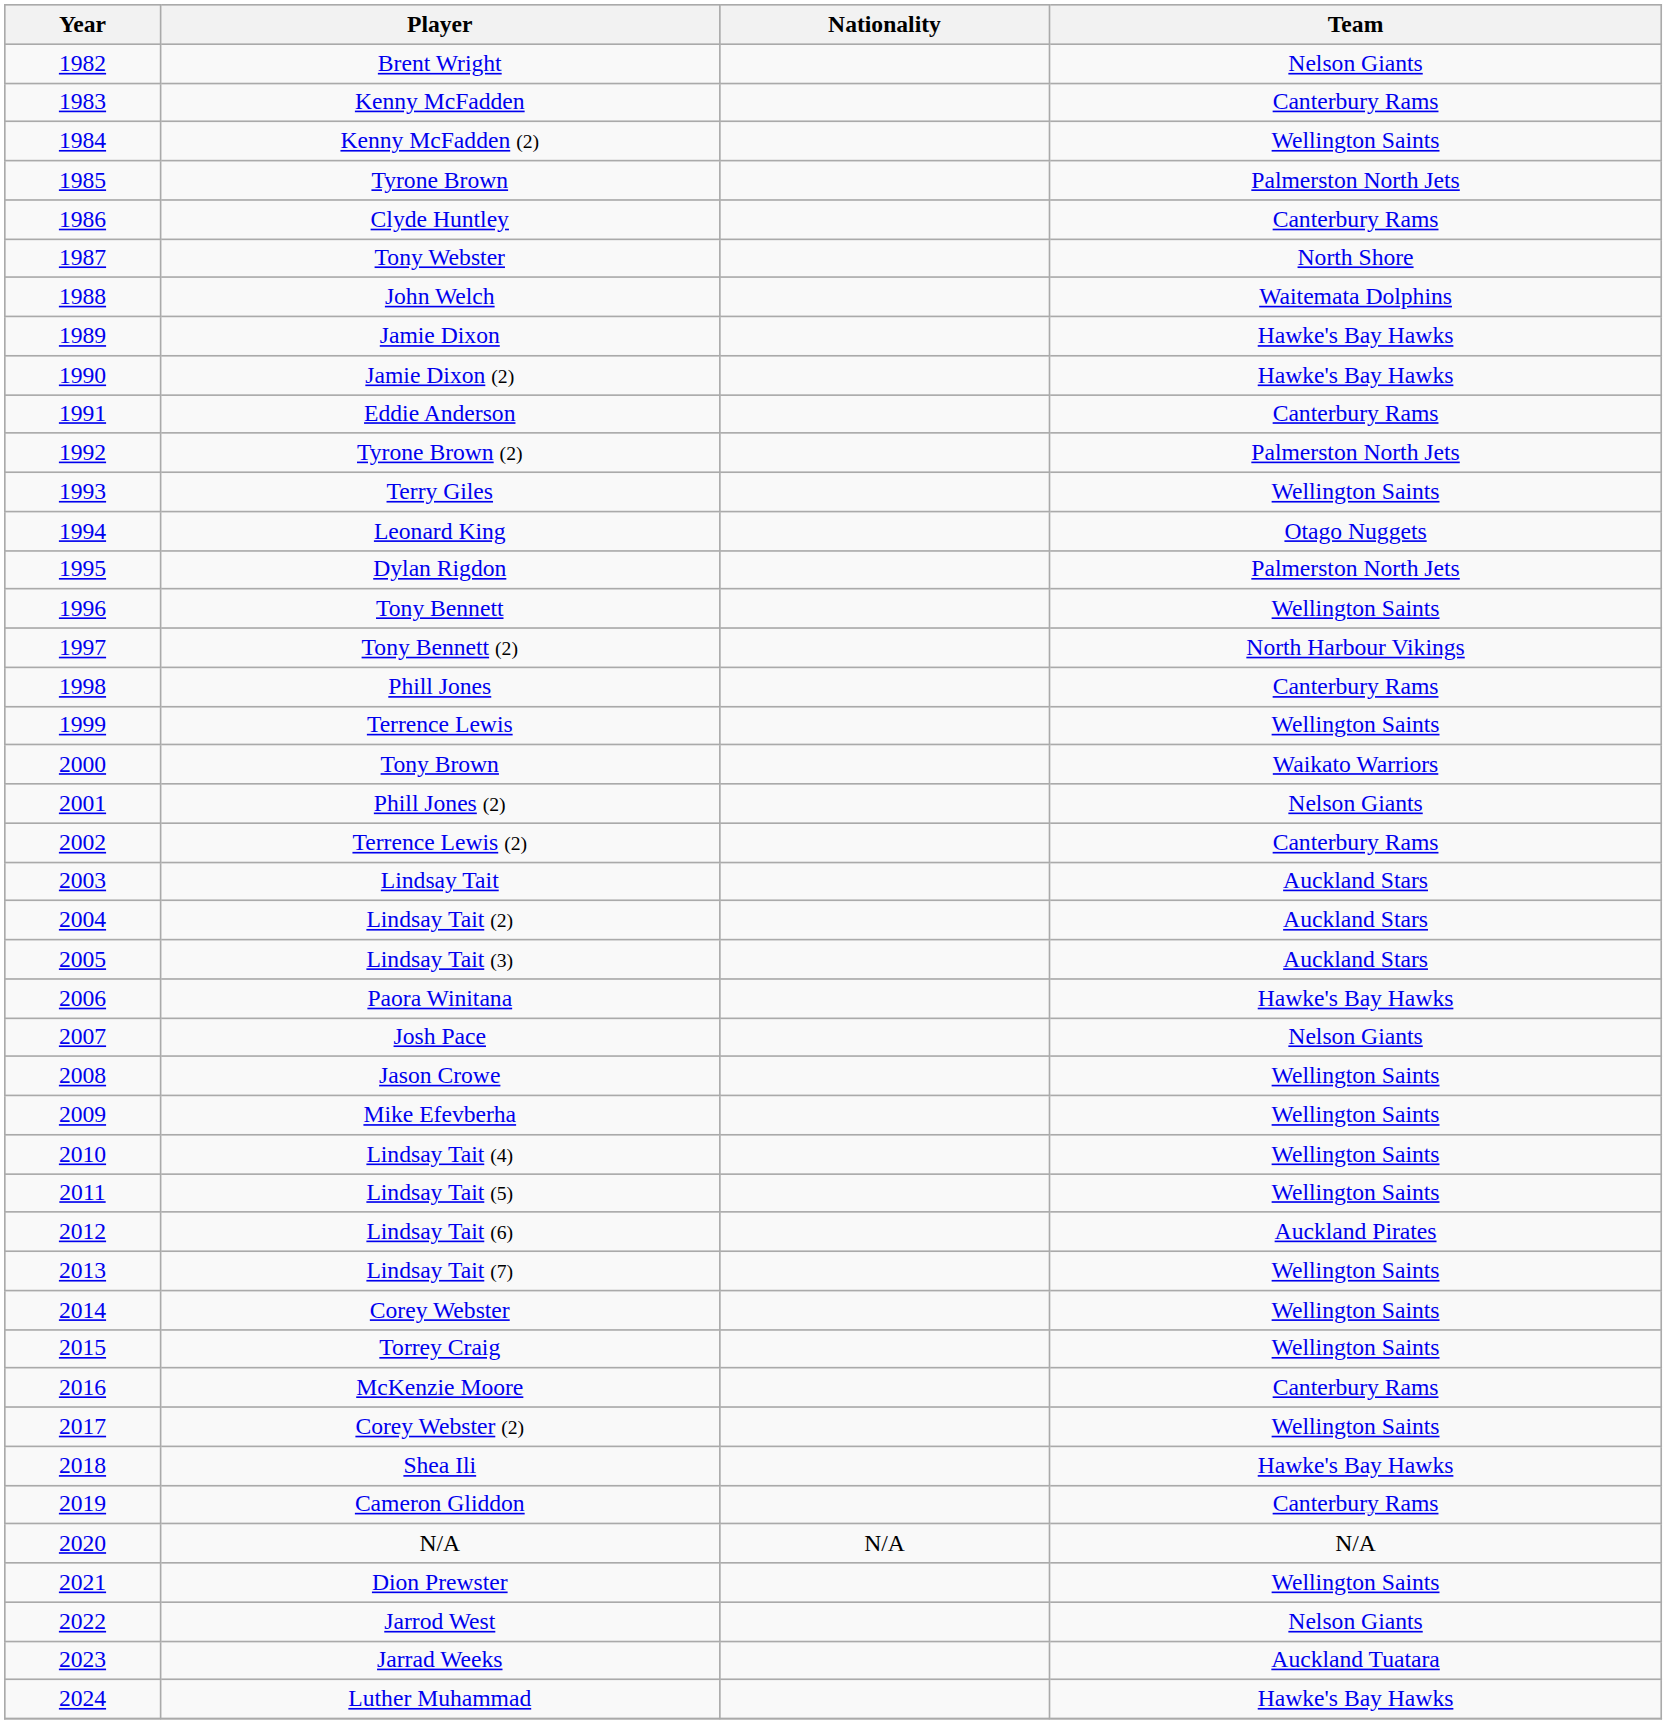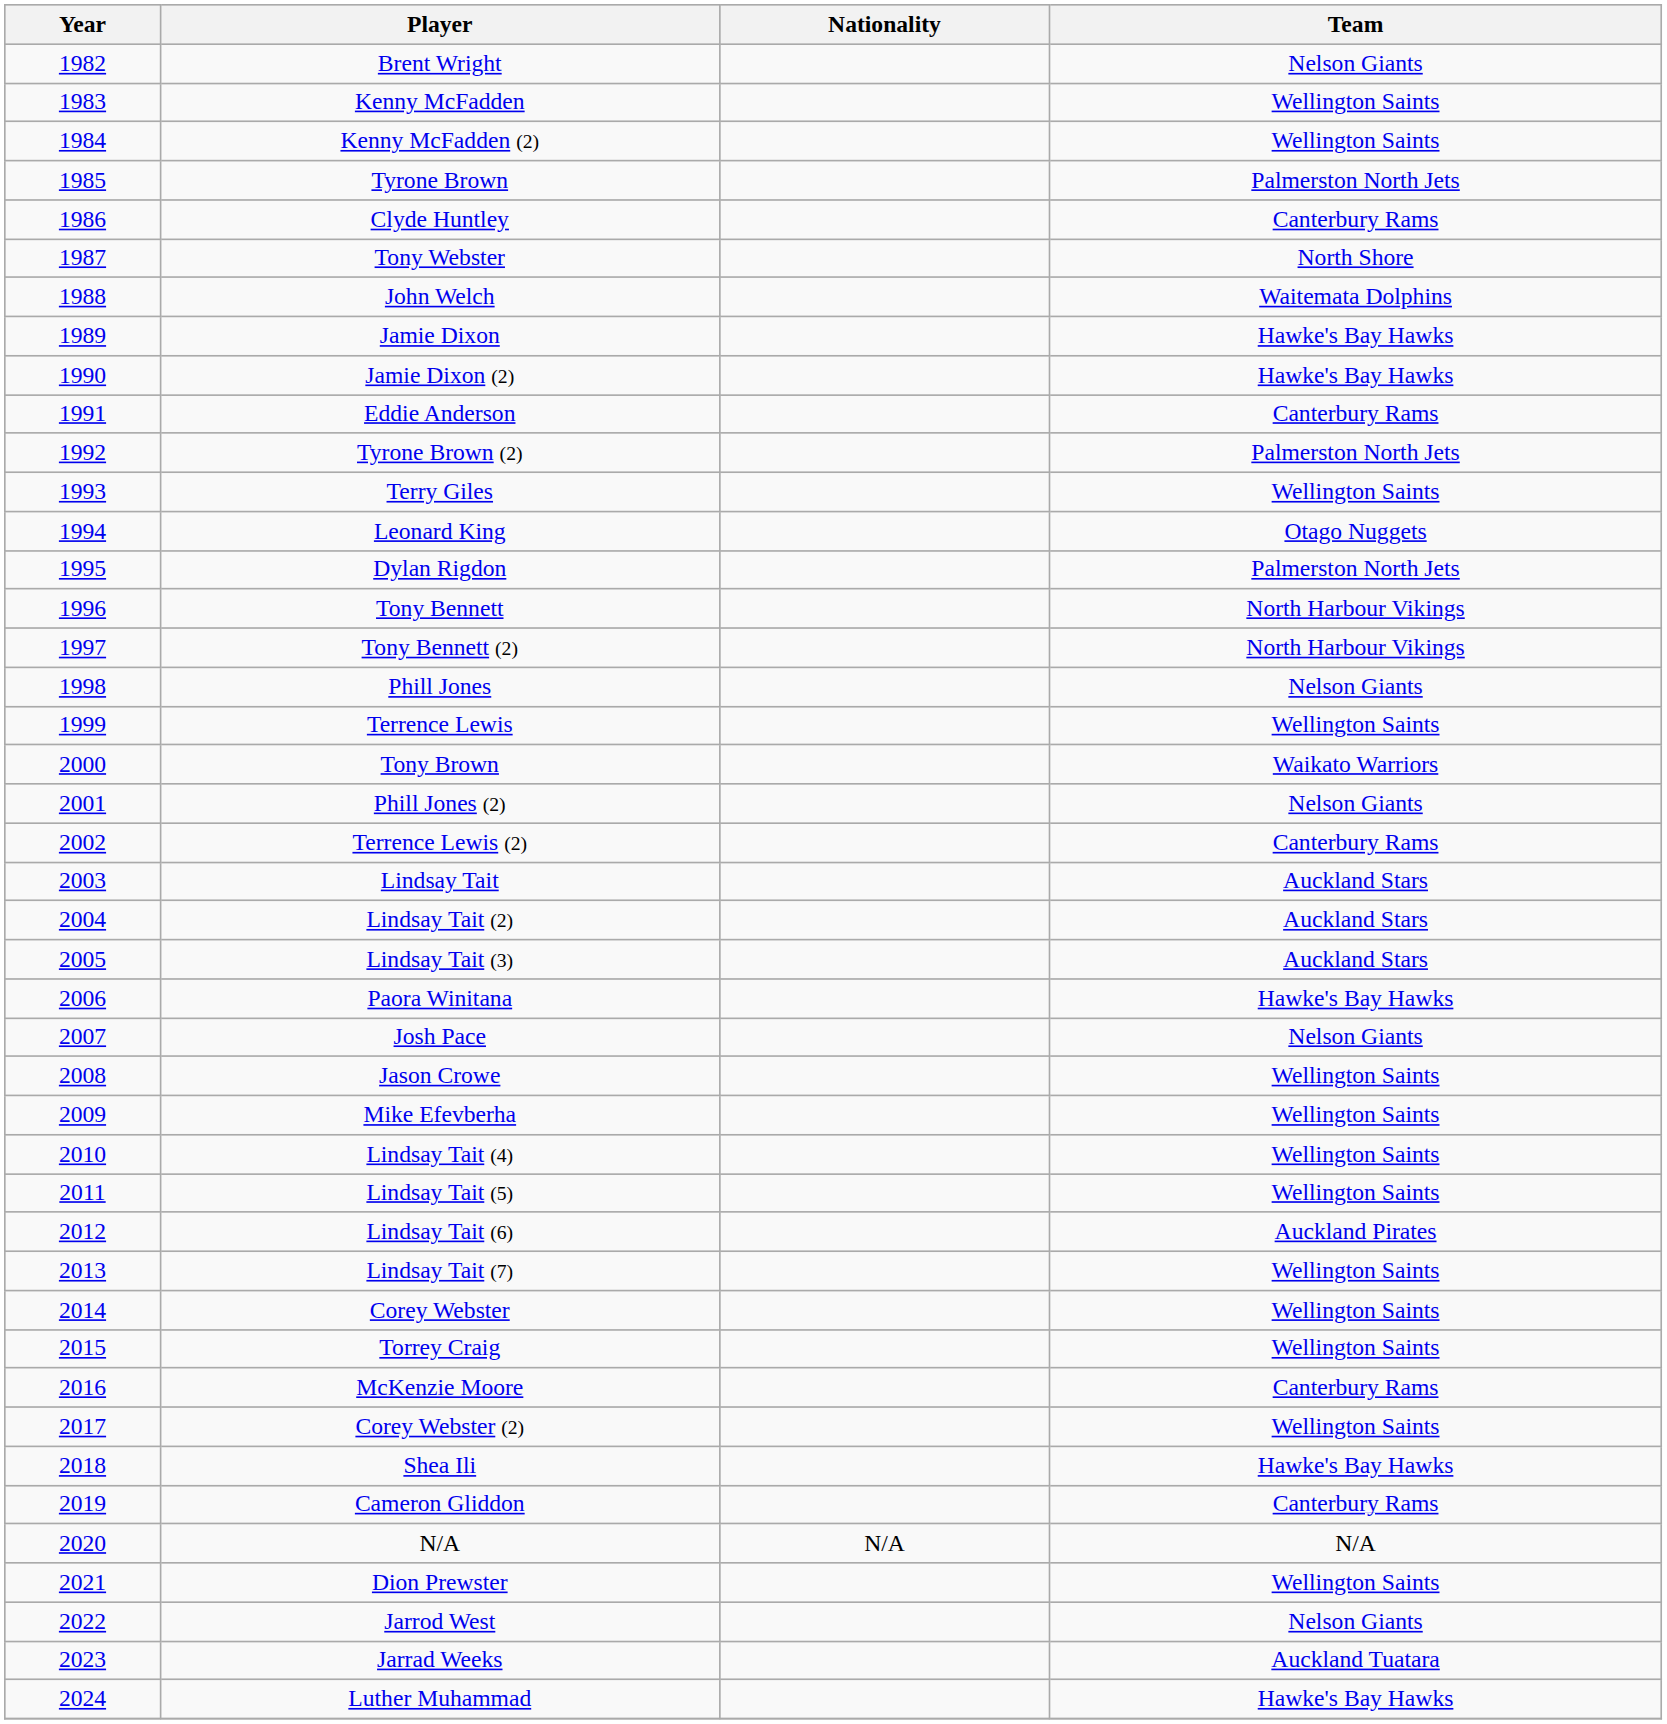(1356, 102) Canterbury Rams -> (1356, 102) Wellington Saints
(1356, 608) Wellington Saints -> (1356, 608) North Harbour Vikings
(1356, 686) Canterbury Rams -> (1356, 686) Nelson Giants
